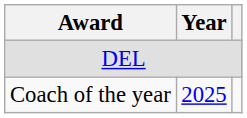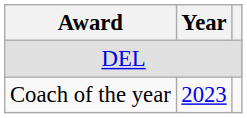(204, 94) 2025 -> (204, 94) 2023
